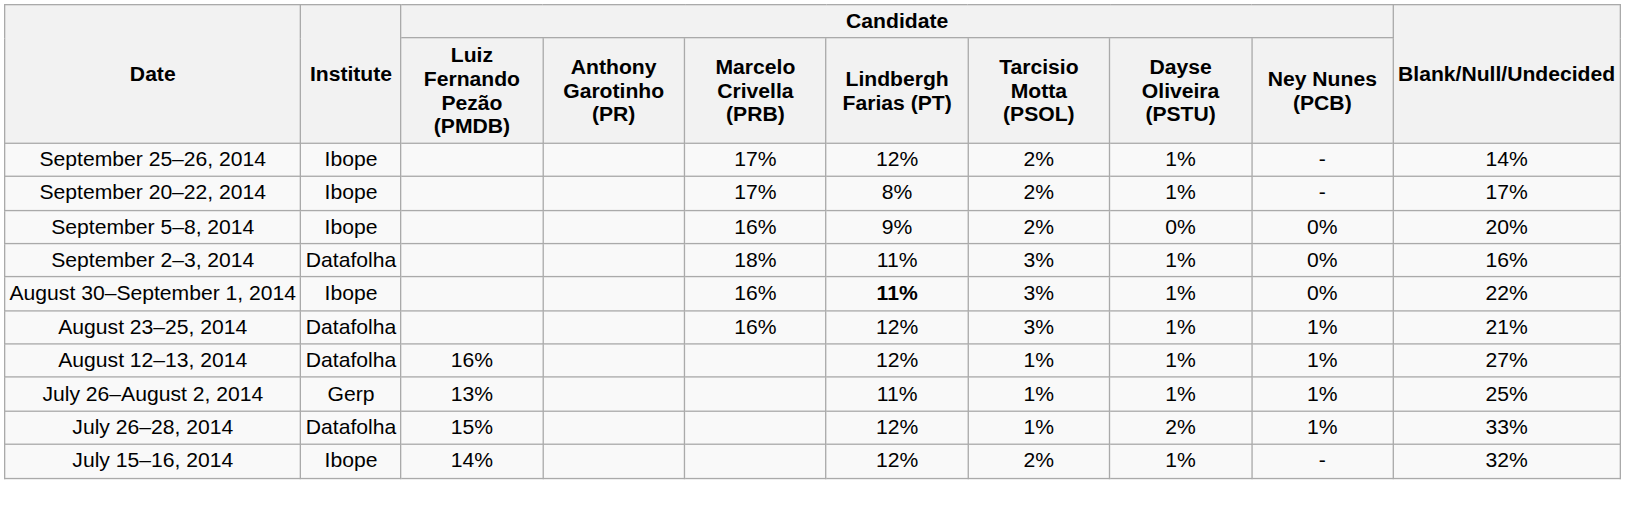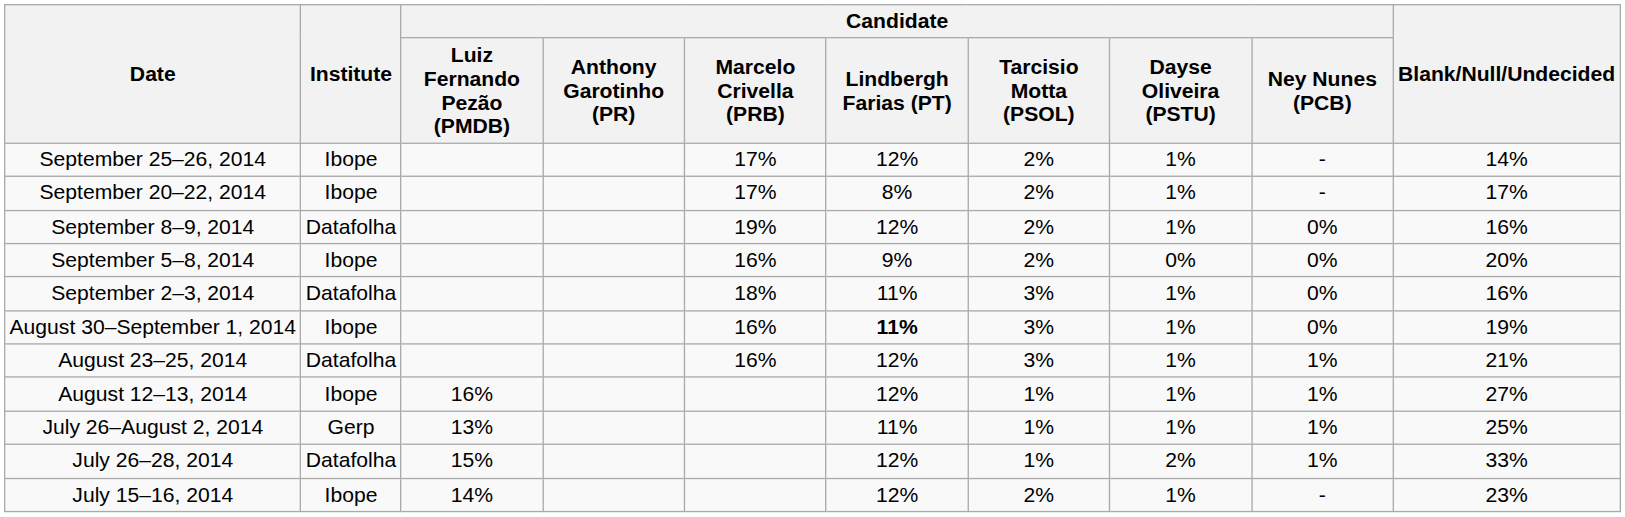+ row: (153, 226)
(1507, 293) 22% -> (1507, 326) 19%
(351, 360) Datafolha -> (351, 393) Ibope
(1507, 460) 32% -> (1507, 494) 23%
